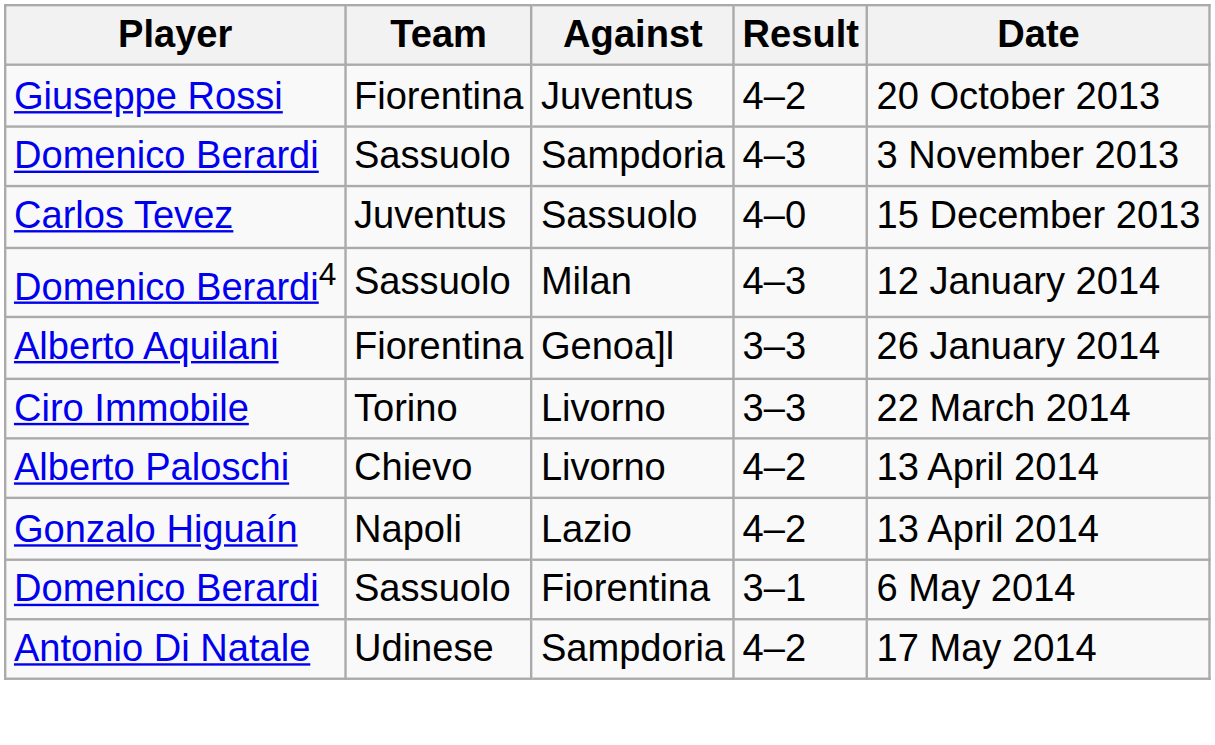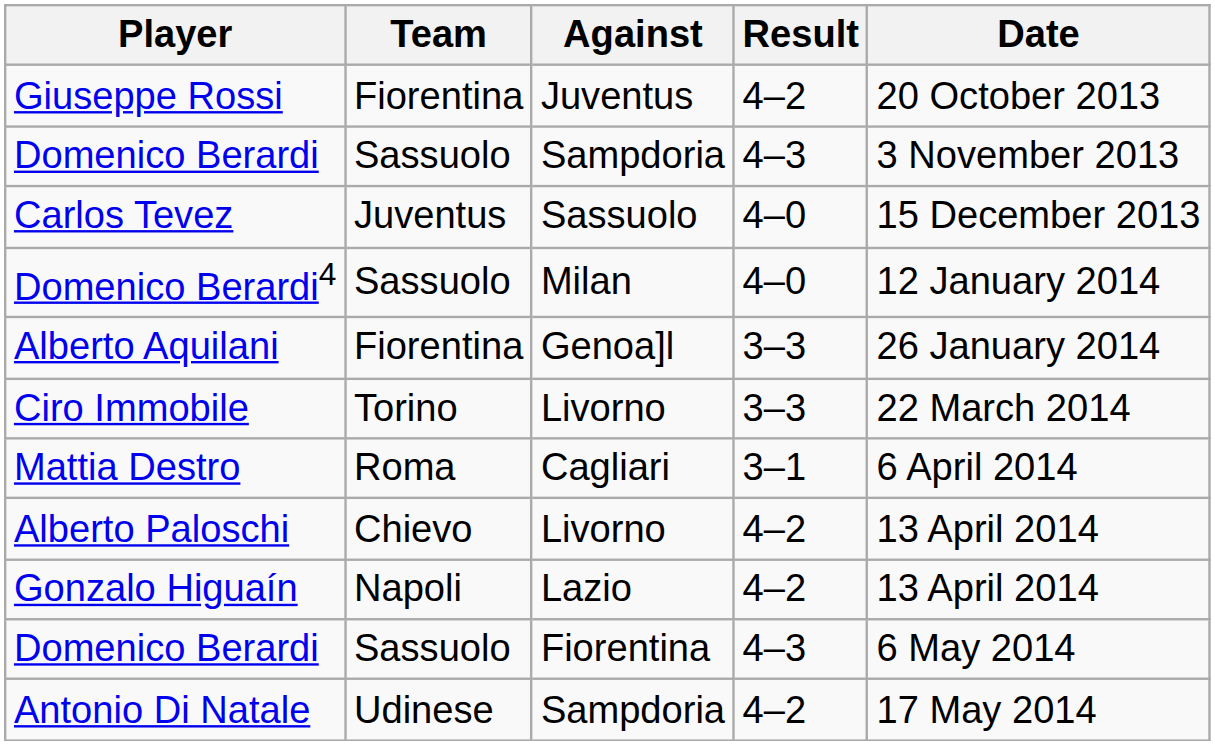(774, 281) 4–3 -> (774, 281) 4–0
+ row: (127, 467)
(774, 588) 3–1 -> (774, 648) 4–3
